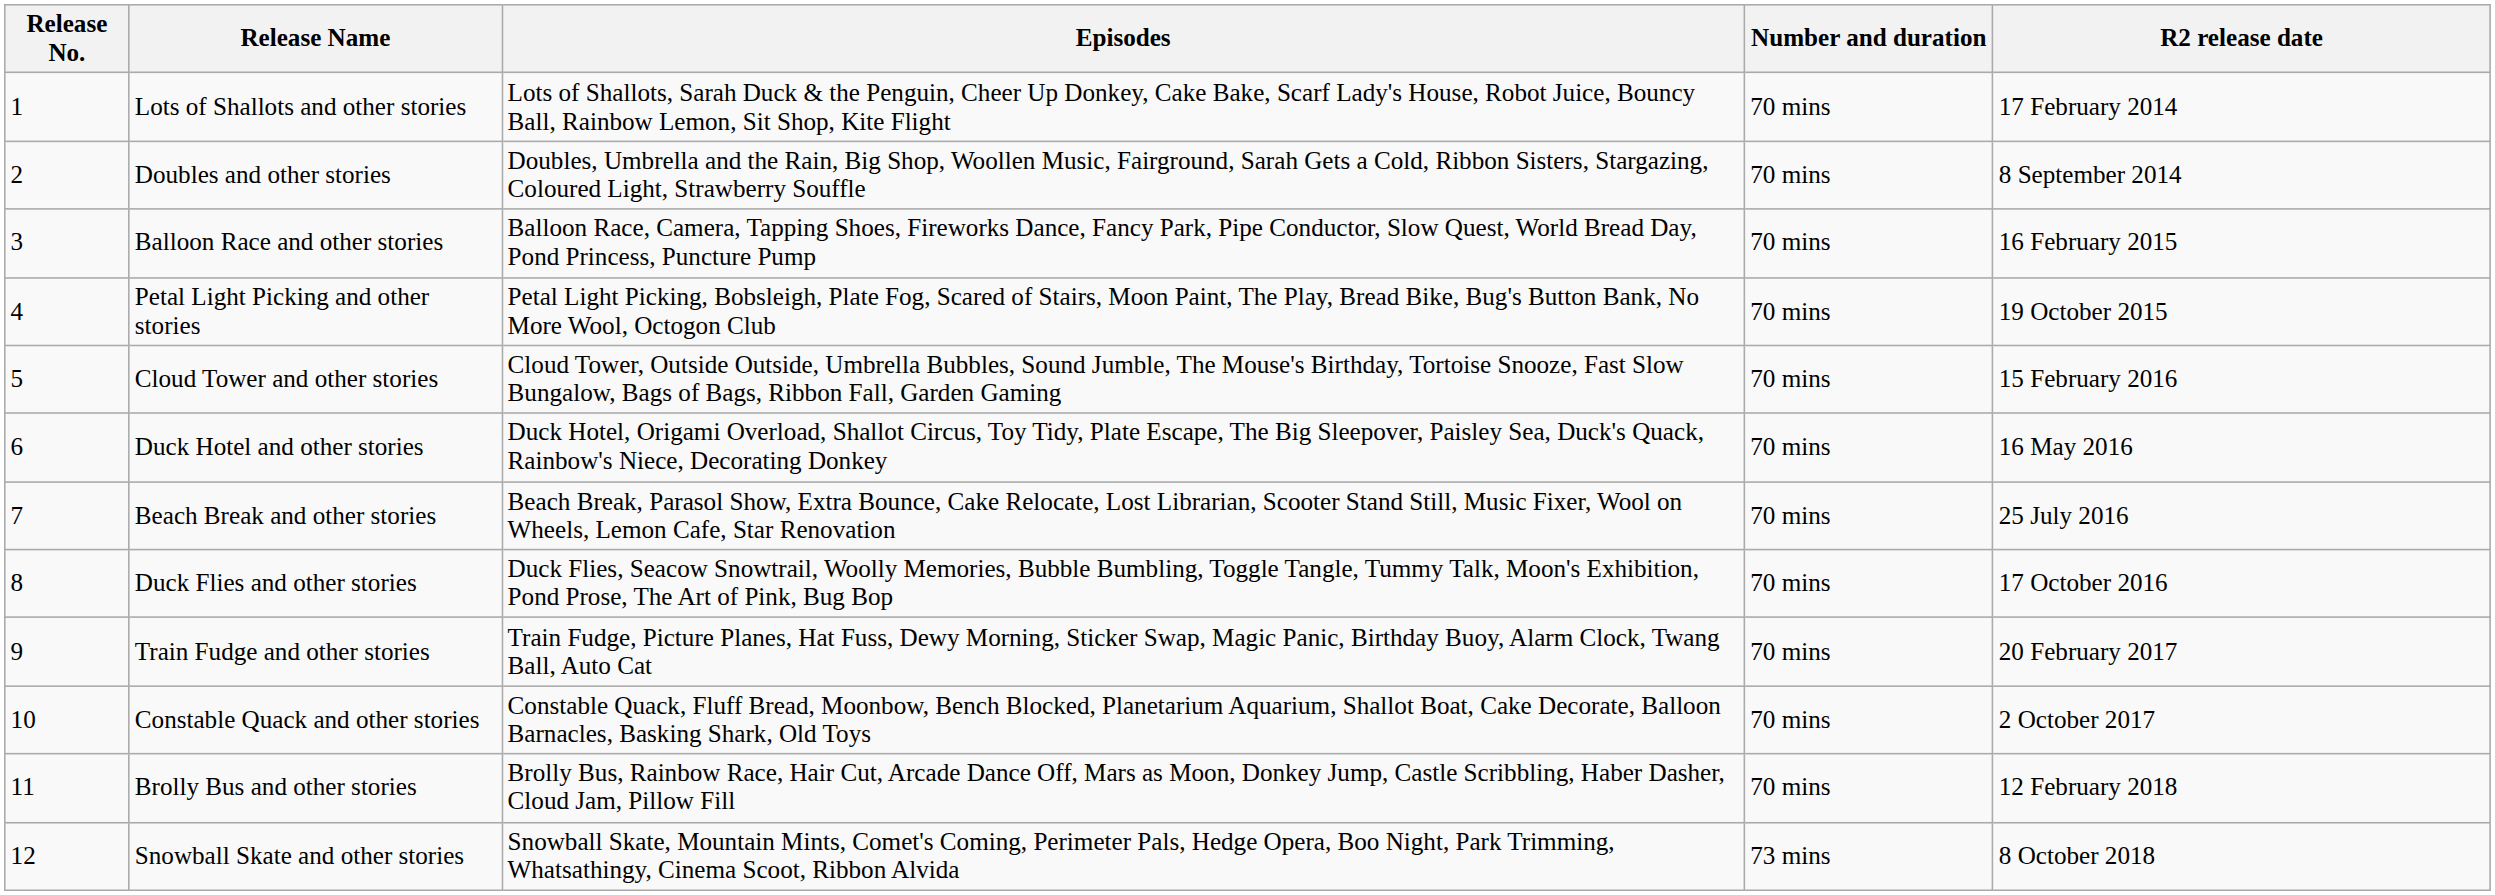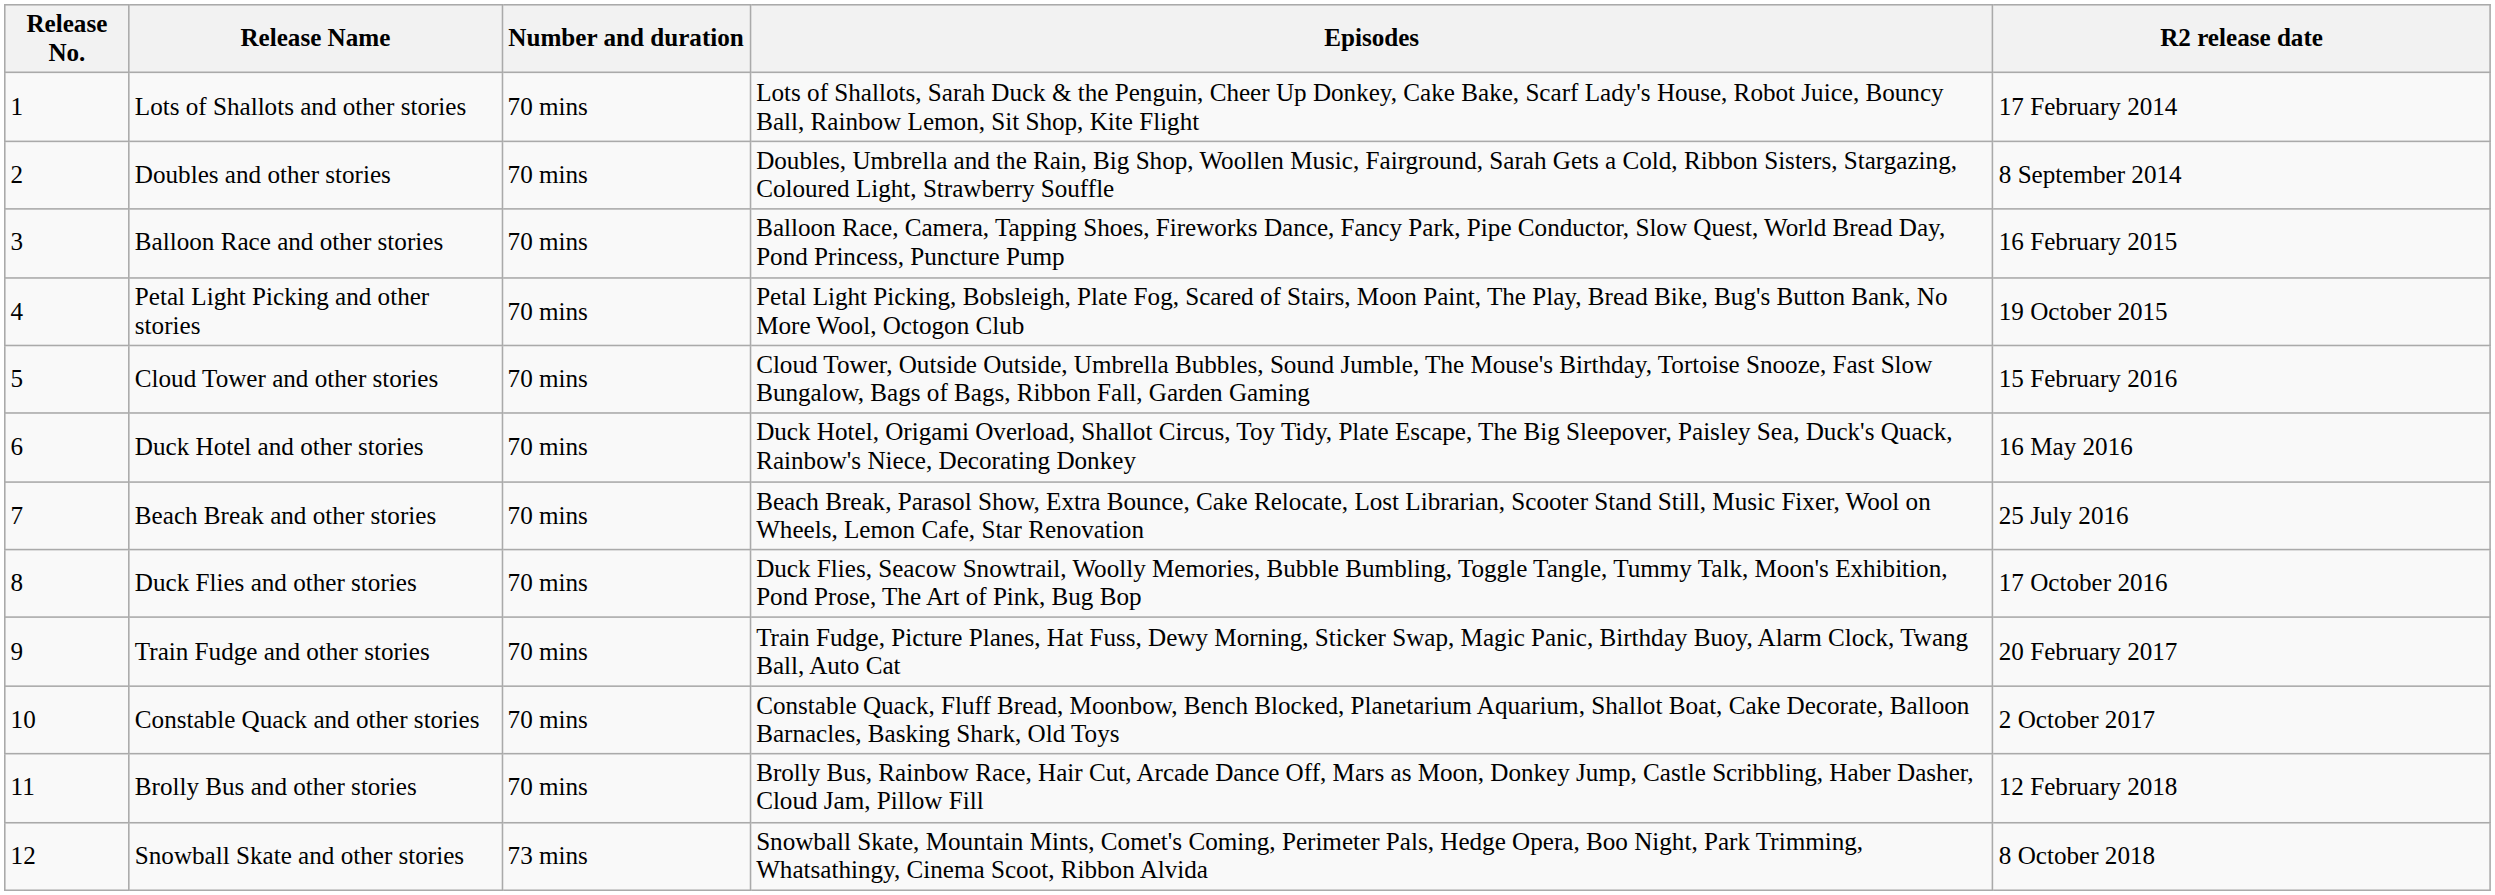columns swapped: (1123, 38) <-> (1869, 38)
